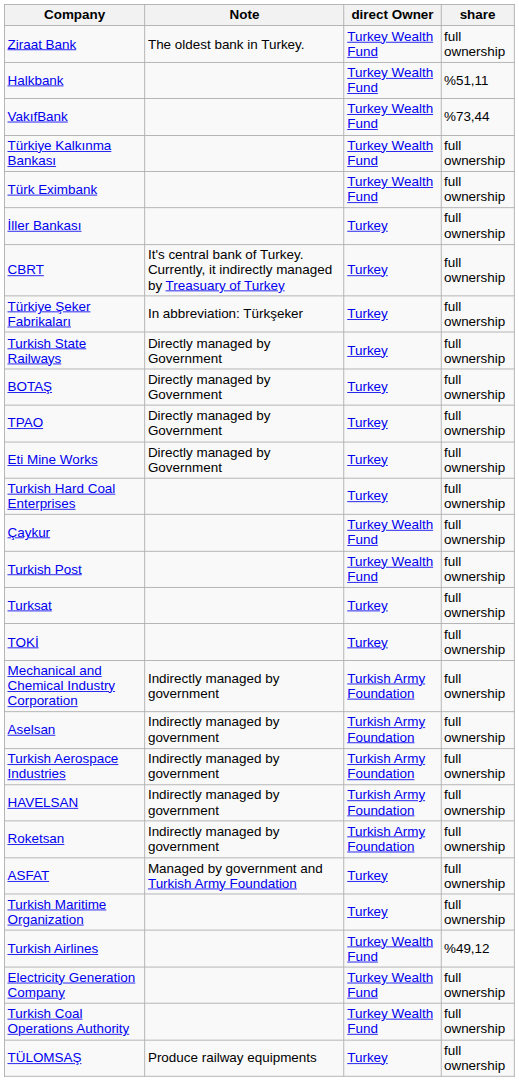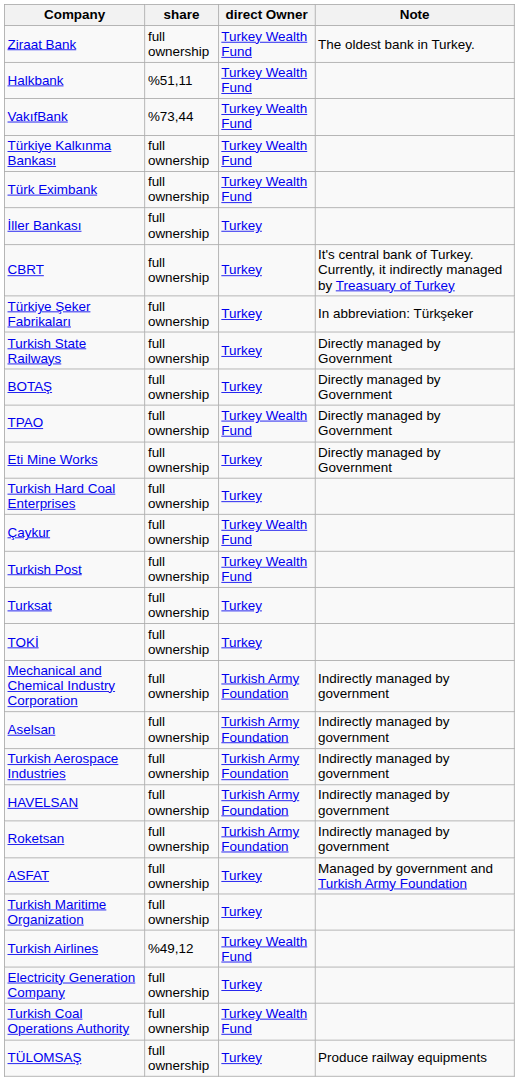columns swapped: (478, 15) <-> (244, 15)
(368, 423) Turkey -> (264, 423) Turkey Wealth Fund
(390, 985) Turkey Wealth Fund -> (242, 985) Turkey
